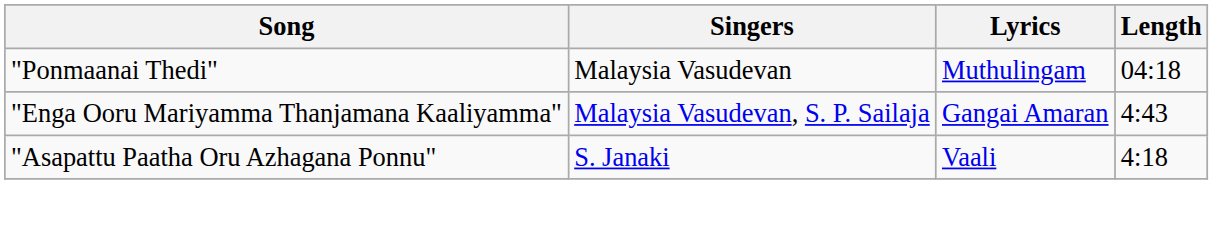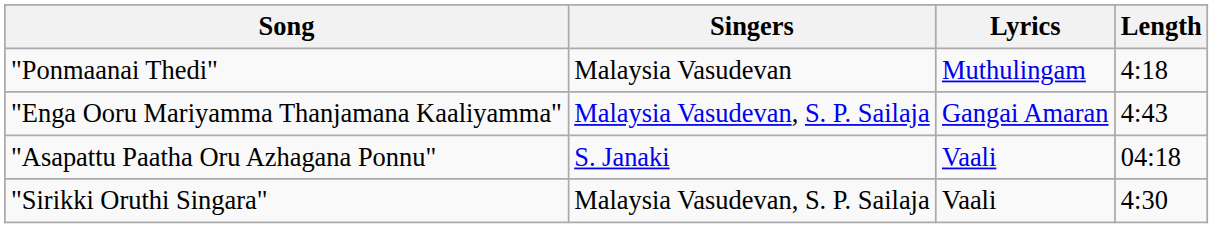(1151, 70) 04:18 -> (1144, 70) 4:18
(1144, 157) 4:18 -> (1151, 157) 04:18
+ row: (139, 200)
